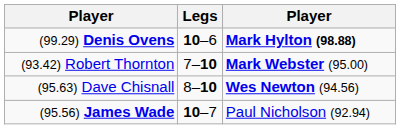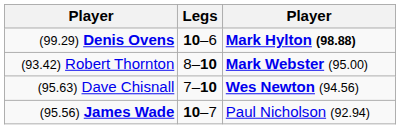(200, 64) 7–10 -> (200, 64) 8–10
(200, 87) 8–10 -> (200, 87) 7–10
